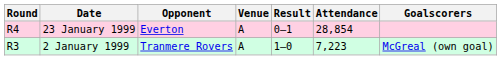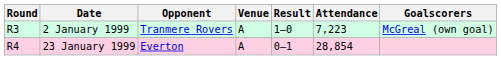rows swapped: (86, 46) <-> (89, 30)
